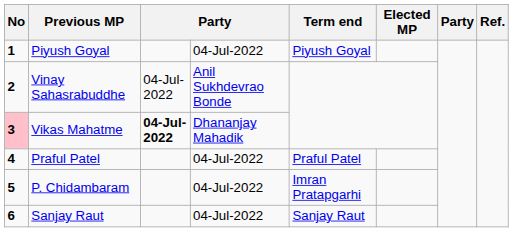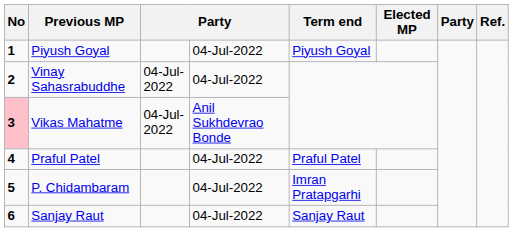(228, 87) Anil Sukhdevrao Bonde -> (228, 79) 04-Jul-2022
(165, 130) bold -> (164, 123) normal
(225, 130) Dhananjay Mahadik -> (228, 123) Anil Sukhdevrao Bonde
